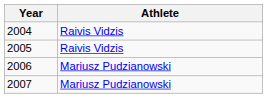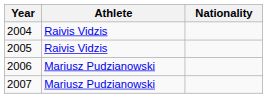+ column: (224, 13)
